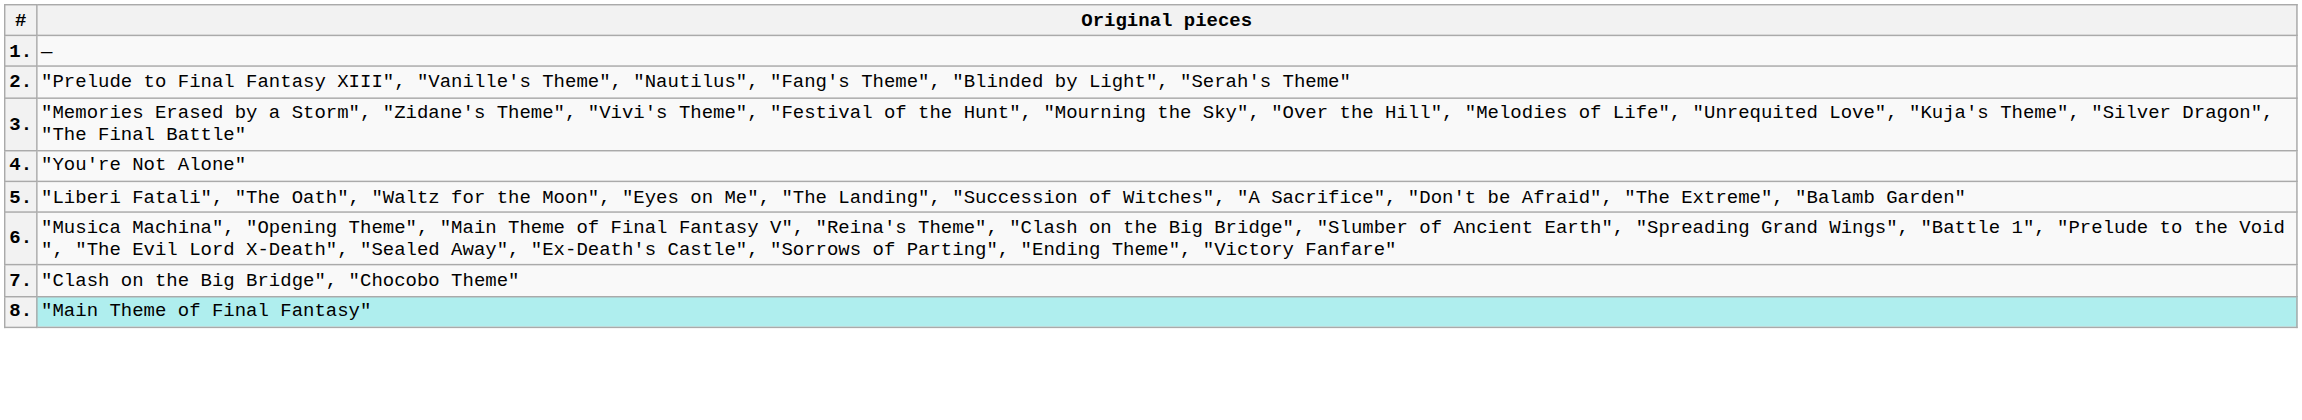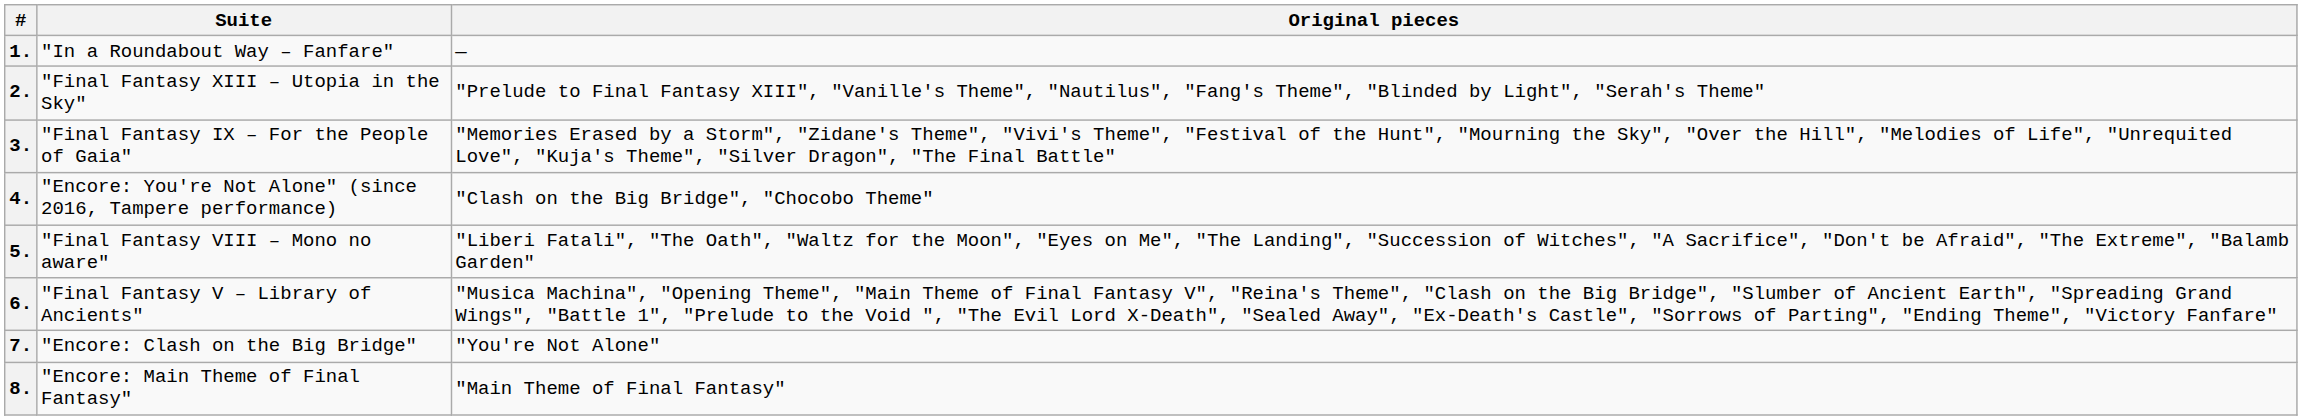+ column: (244, 20)
(144, 166) "You're Not Alone" -> (694, 199) "Clash on the Big Bridge", "Chocobo Theme"
(280, 281) "Clash on the Big Bridge", "Chocobo Theme" -> (558, 346) "You're Not Alone"
(206, 311) paleturquoise background -> (620, 388) no background
